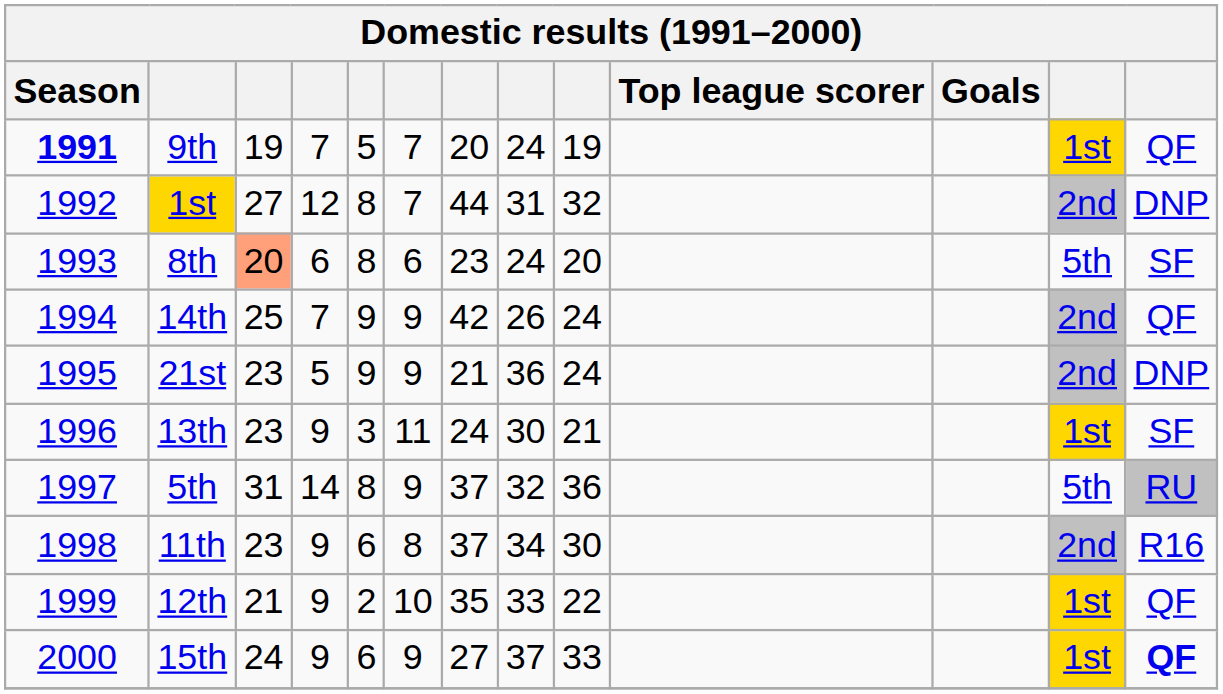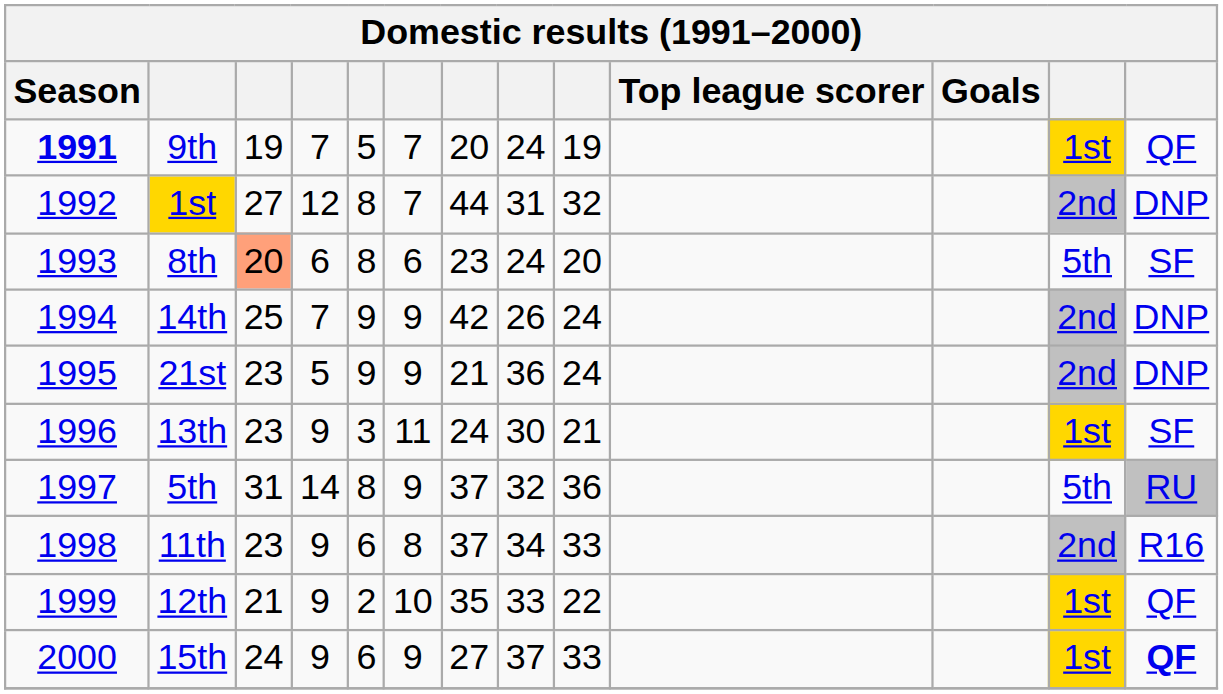(1171, 317) QF -> (1171, 317) DNP
(582, 544) 30 -> (582, 544) 33
